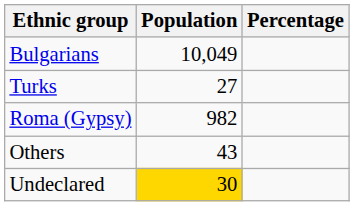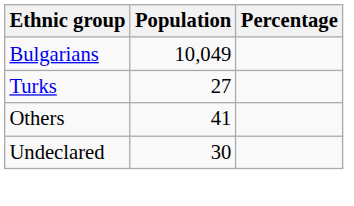- row: (70, 119)
(227, 151) 43 -> (221, 119) 41
(227, 184) gold background -> (221, 151) no background
